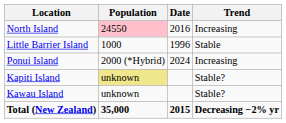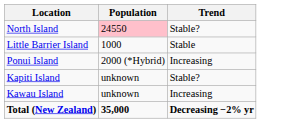- column: (180, 12)
(216, 28) Increasing -> (185, 28) Stable?
(120, 77) khaki background -> (120, 77) no background
(210, 93) Stable? -> (191, 93) Increasing
